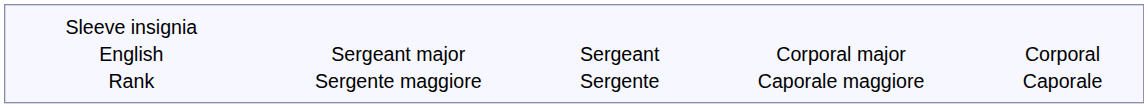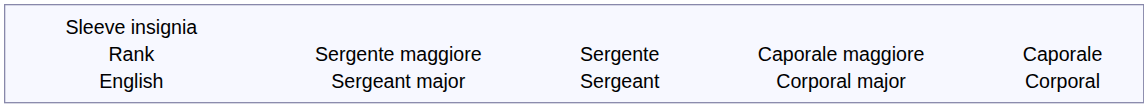rows swapped: (131, 81) <-> (131, 54)
